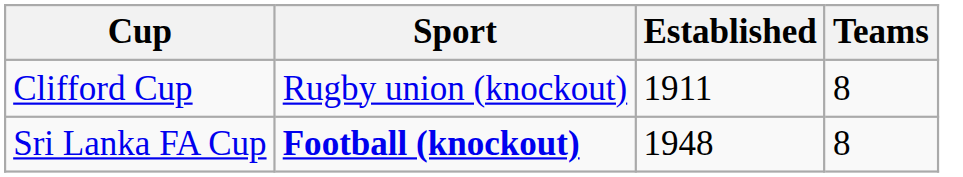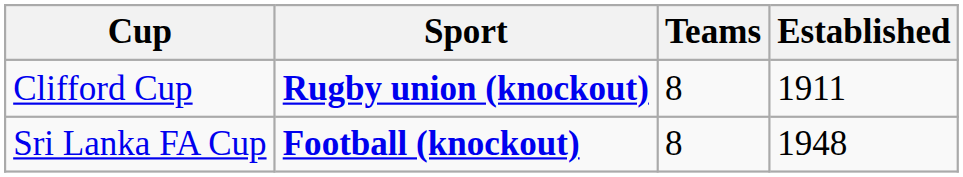columns swapped: (881, 32) <-> (730, 32)
(455, 87) normal -> (466, 87) bold
